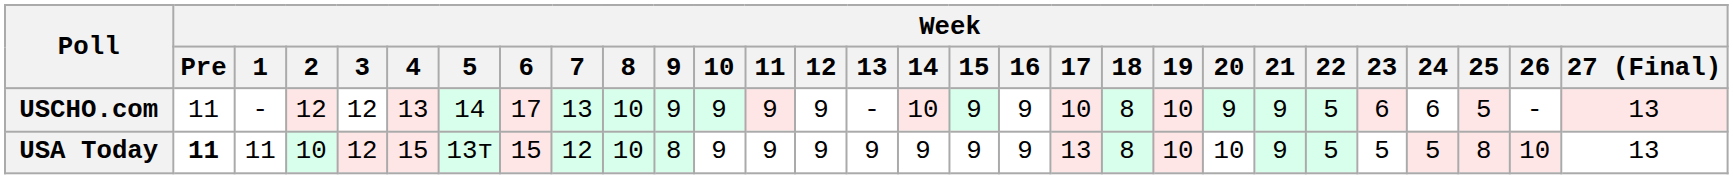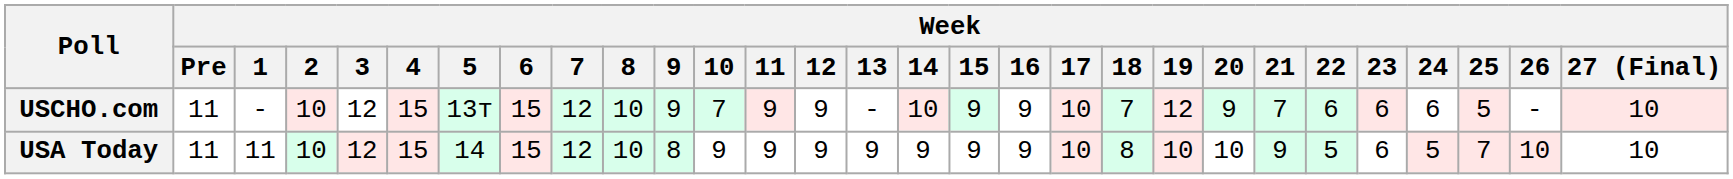(311, 110) 12 -> (311, 110) 10
(413, 110) 13 -> (413, 110) 15
(470, 110) 14 -> (470, 110) 13т
(526, 110) 17 -> (526, 110) 15
(577, 110) 13 -> (577, 110) 12
(719, 110) 9 -> (719, 110) 7
(1127, 110) 8 -> (1127, 110) 7
(1178, 110) 10 -> (1178, 110) 12
(1280, 110) 9 -> (1280, 110) 7
(1331, 110) 5 -> (1331, 110) 6
(1644, 110) 13 -> (1644, 110) 10
(204, 152) bold -> (204, 152) normal
(470, 152) 13т -> (470, 152) 14
(1076, 152) 13 -> (1076, 152) 10
(1382, 152) 5 -> (1382, 152) 6
(1484, 152) 8 -> (1484, 152) 7
(1644, 152) 13 -> (1644, 152) 10
